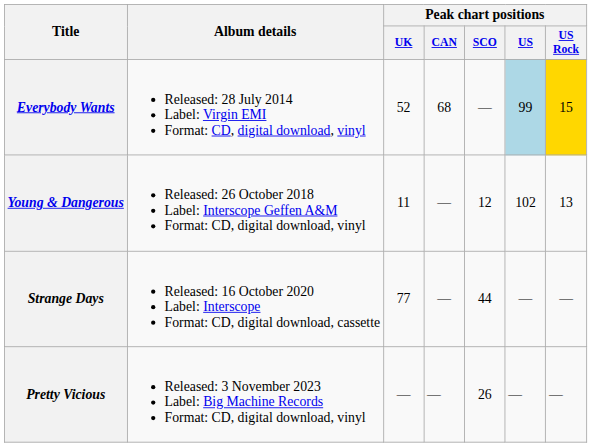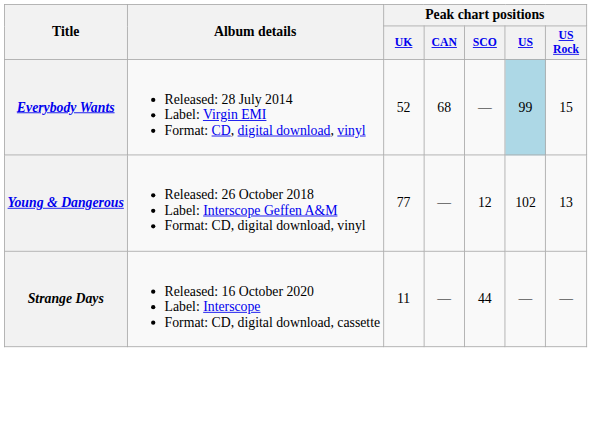(566, 107) gold background -> (566, 107) no background
(404, 203) 11 -> (404, 203) 77
(404, 298) 77 -> (404, 298) 11
- row: (66, 394)
